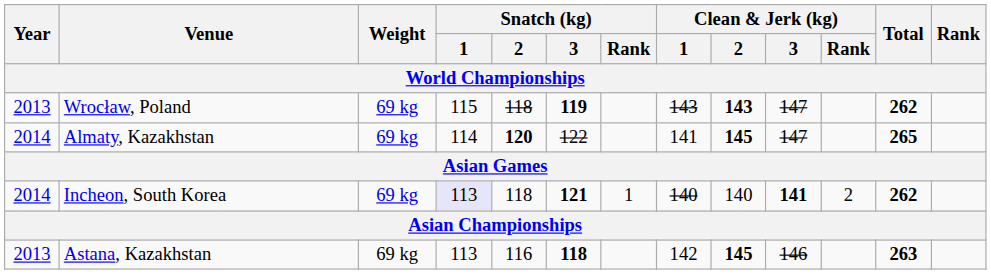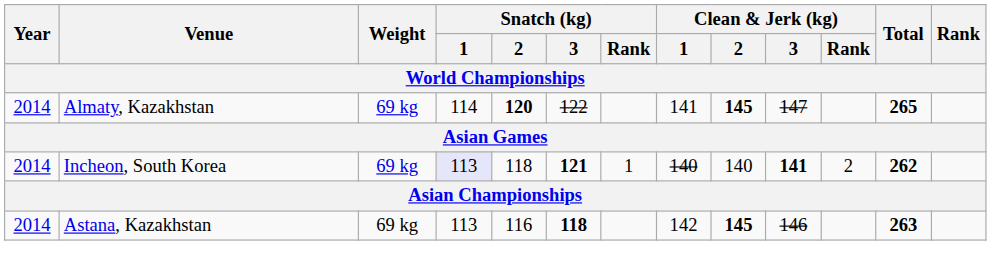- row: (127, 107)
(32, 254) 2013 -> (32, 225) 2014
